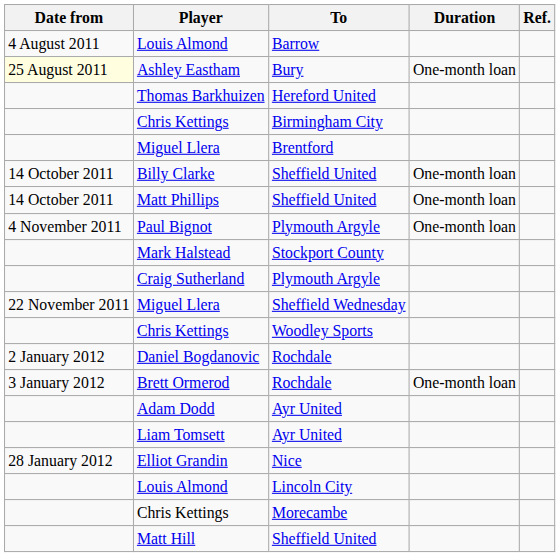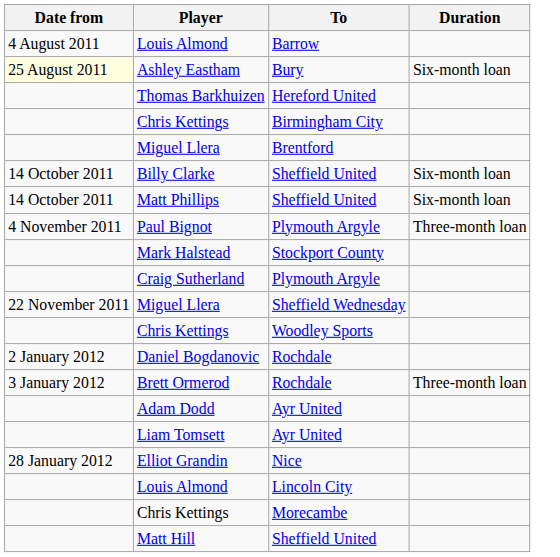- column: (537, 17)
(464, 69) One-month loan -> (462, 69) Six-month loan
(464, 174) One-month loan -> (462, 174) Six-month loan
(464, 200) One-month loan -> (462, 200) Six-month loan
(464, 226) One-month loan -> (470, 226) Three-month loan
(464, 382) One-month loan -> (470, 382) Three-month loan
